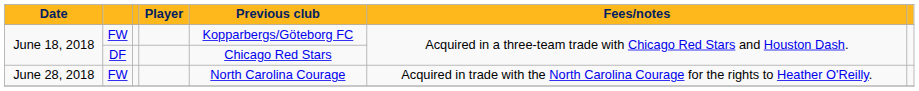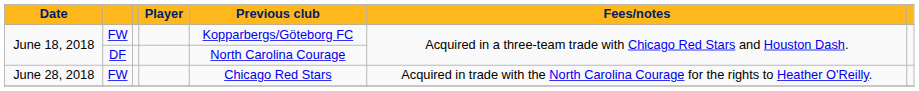(278, 55) Chicago Red Stars -> (278, 55) North Carolina Courage
(278, 75) North Carolina Courage -> (278, 75) Chicago Red Stars
